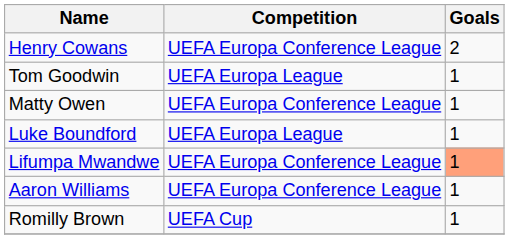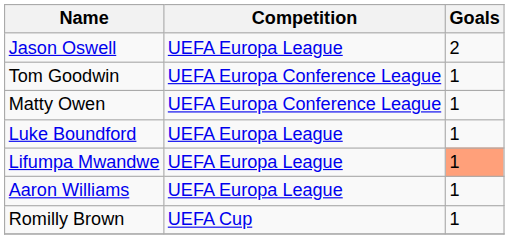+ row: (62, 47)
- row: (68, 47)
(255, 76) UEFA Europa League -> (305, 76) UEFA Europa Conference League
(305, 162) UEFA Europa Conference League -> (255, 162) UEFA Europa League
(305, 190) UEFA Europa Conference League -> (255, 190) UEFA Europa League
